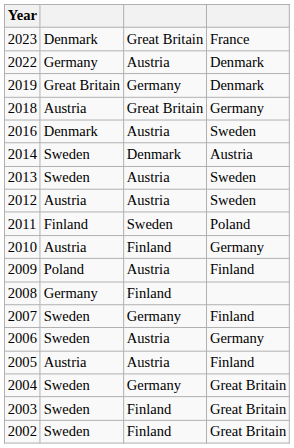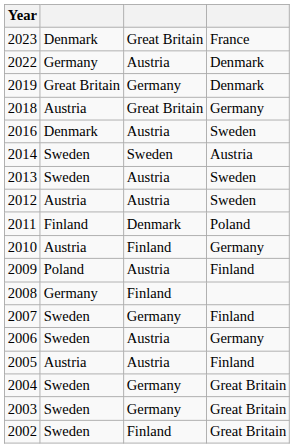(154, 154) Denmark -> (150, 154) Sweden
(150, 223) Sweden -> (154, 223) Denmark
(149, 408) Finland -> (154, 408) Germany
